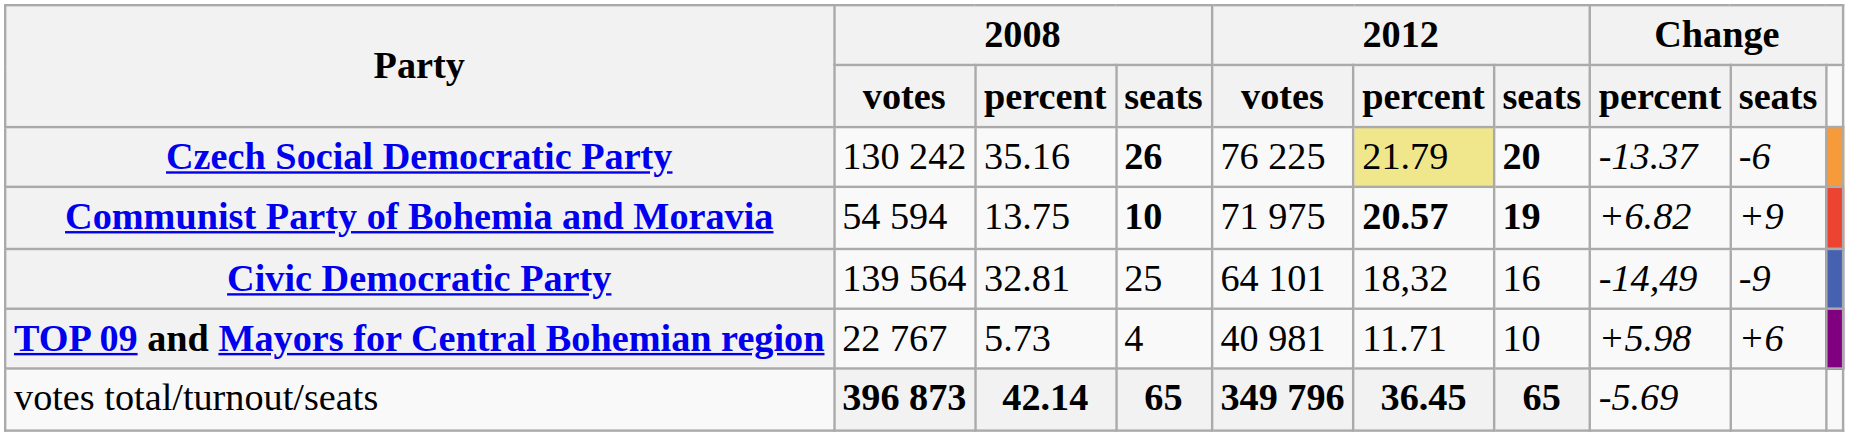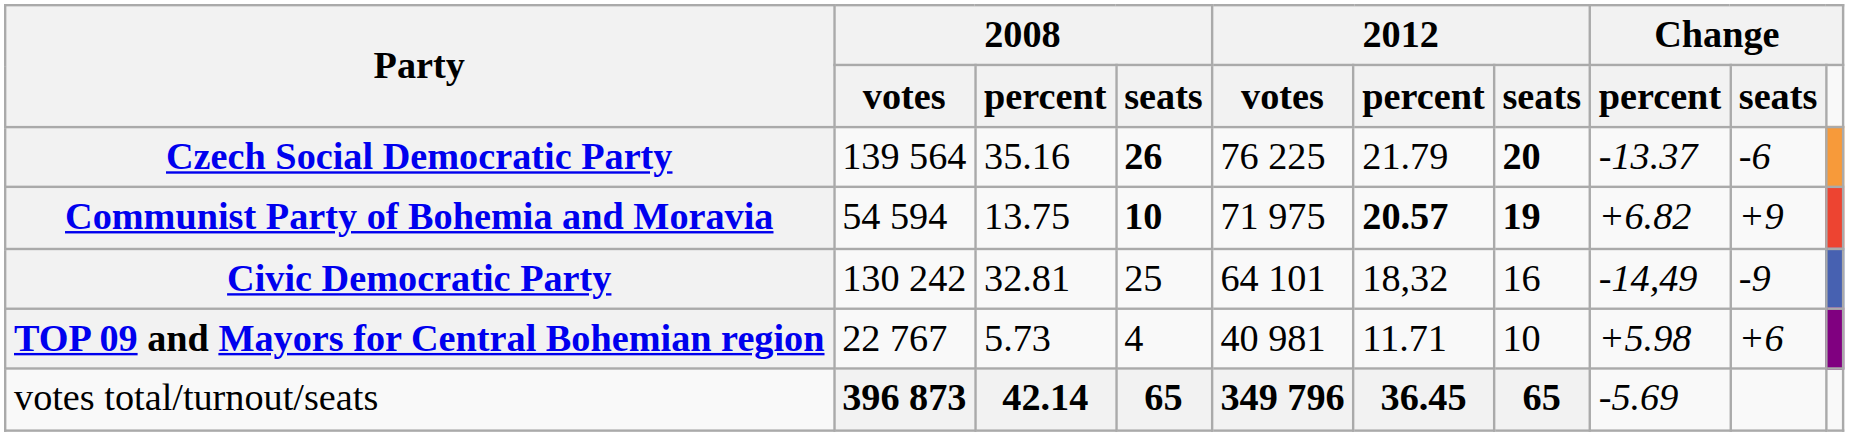(904, 156) 130 242 -> (904, 156) 139 564
(1405, 156) khaki background -> (1405, 156) no background
(904, 277) 139 564 -> (904, 277) 130 242
